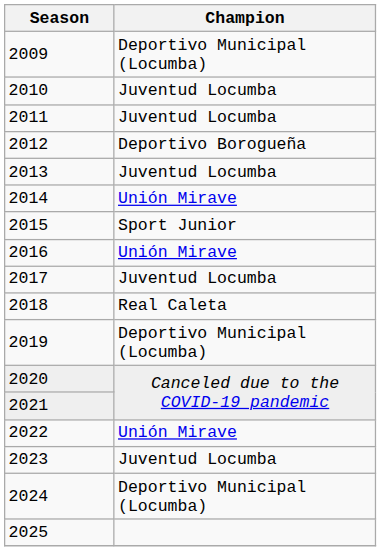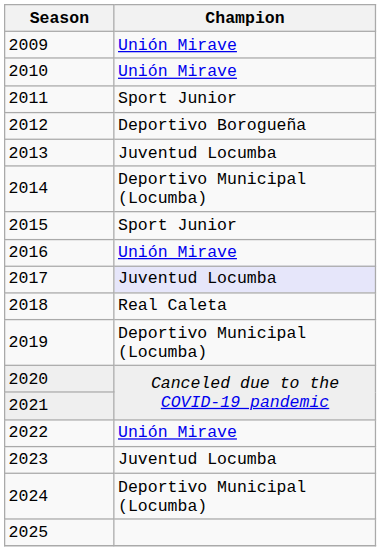(212, 55) Deportivo Municipal (Locumba) -> (177, 45) Unión Mirave
(197, 91) Juventud Locumba -> (177, 72) Unión Mirave
(197, 118) Juventud Locumba -> (177, 99) Sport Junior
(177, 199) Unión Mirave -> (212, 189) Deportivo Municipal (Locumba)
(197, 279) no background -> (197, 279) lavender background
